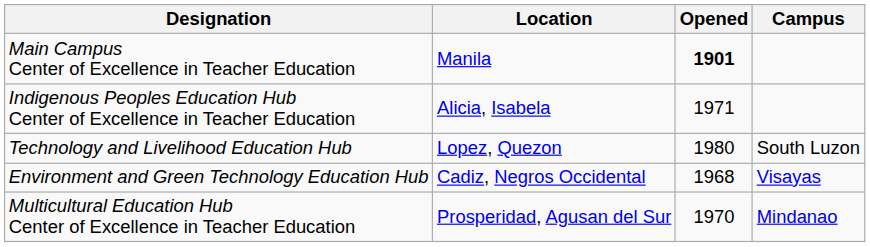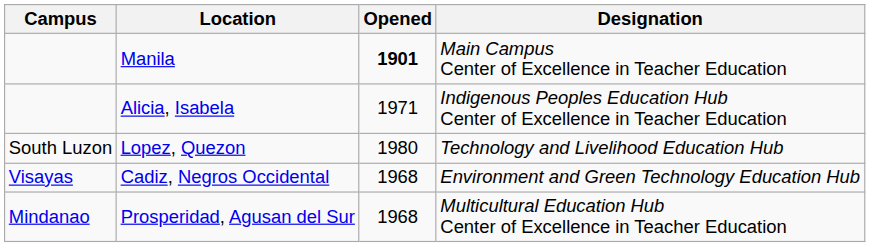columns swapped: (808, 19) <-> (219, 19)
(714, 216) 1970 -> (398, 216) 1968
